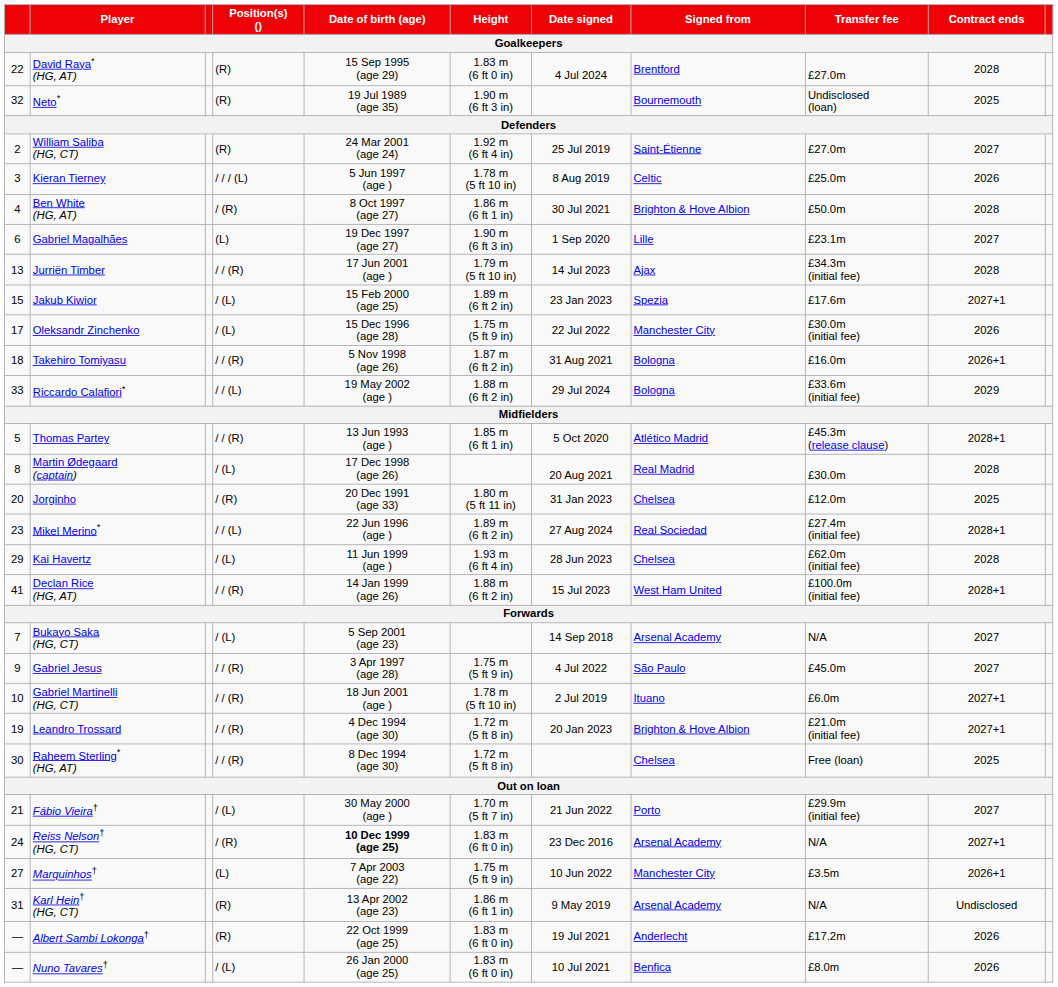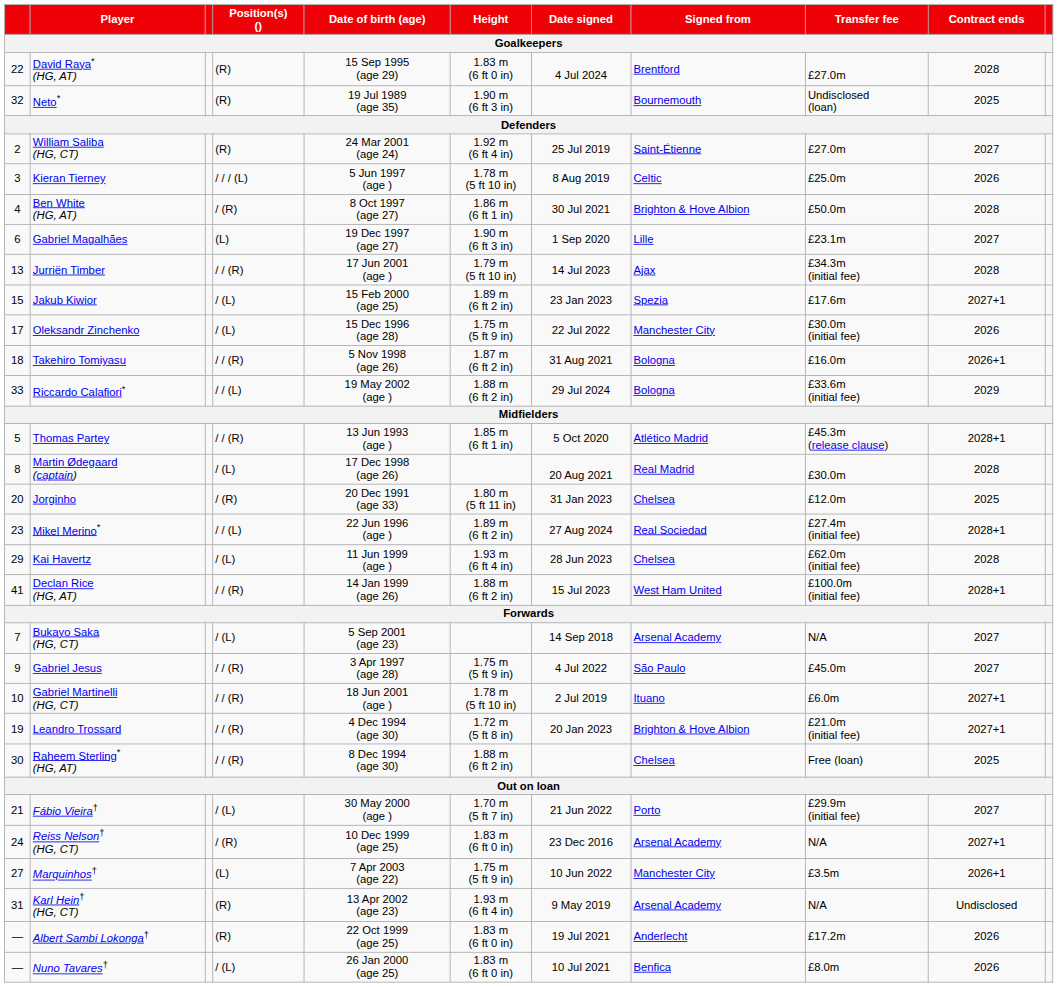(491, 760) 1.72 m (5 ft 8 in) -> (491, 760) 1.88 m (6 ft 2 in)
(377, 841) bold -> (377, 841) normal
(491, 905) 1.86 m (6 ft 1 in) -> (491, 905) 1.93 m (6 ft 4 in)
